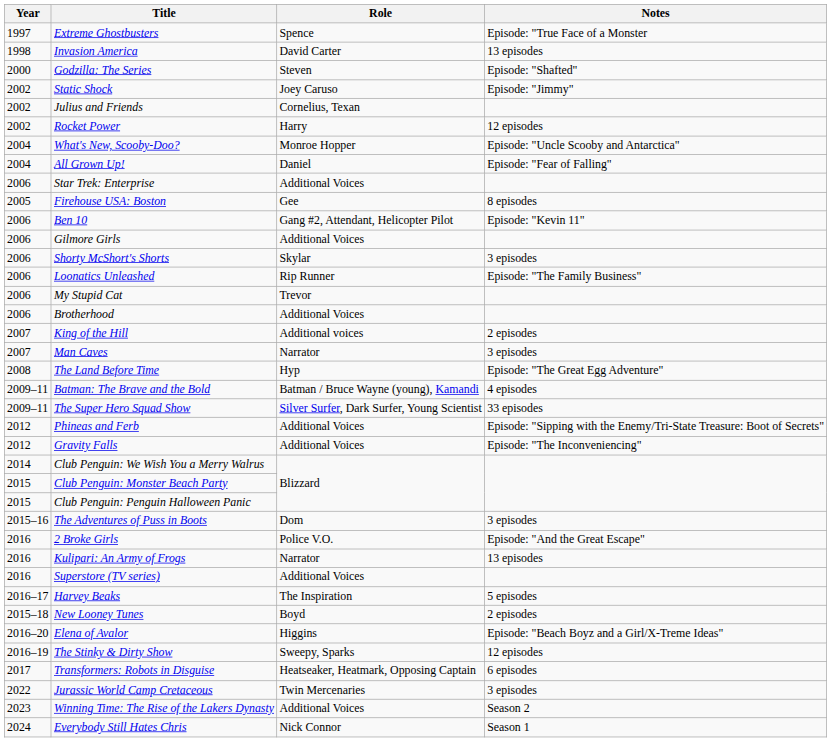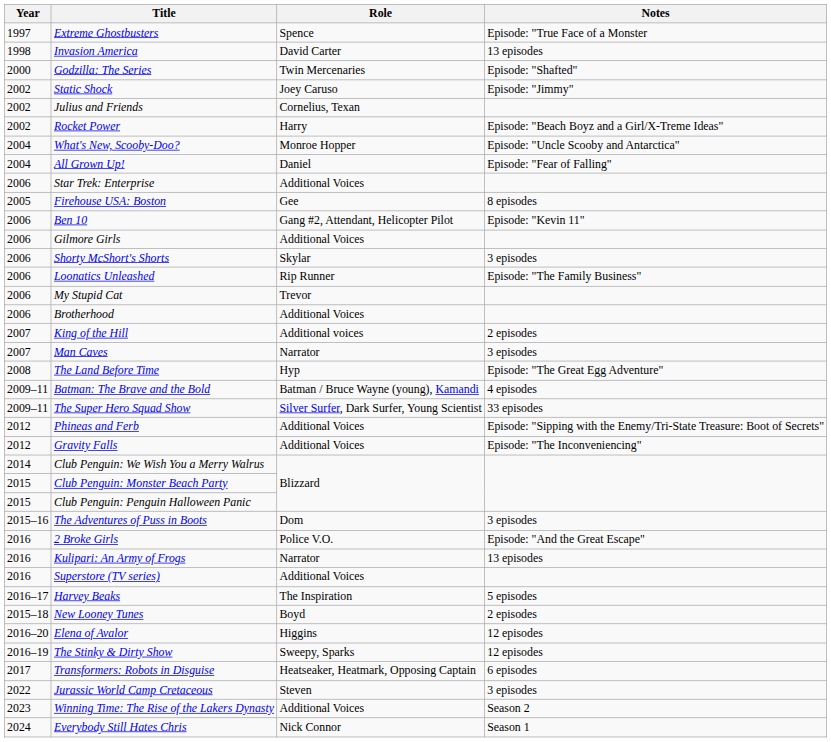(296, 70) Steven -> (322, 70) Twin Mercenaries
(515, 126) 12 episodes -> (605, 126) Episode: "Beach Boyz and a Girl/X-Treme Ideas"
(605, 633) Episode: "Beach Boyz and a Girl/X-Treme Ideas" -> (515, 633) 12 episodes
(322, 689) Twin Mercenaries -> (296, 689) Steven
